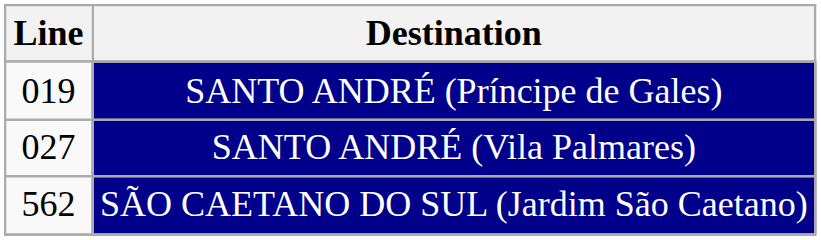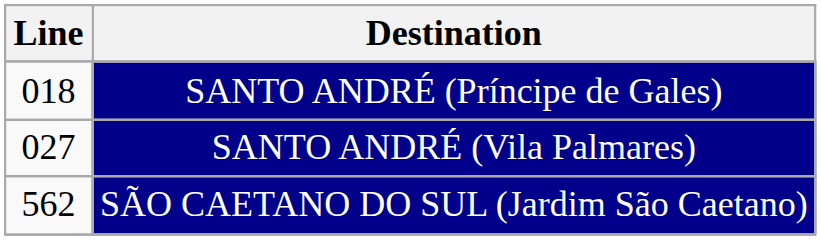(48, 90) 019 -> (48, 90) 018
